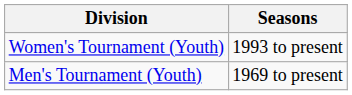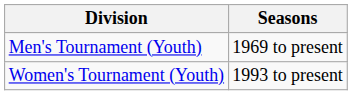rows swapped: (105, 75) <-> (116, 47)
